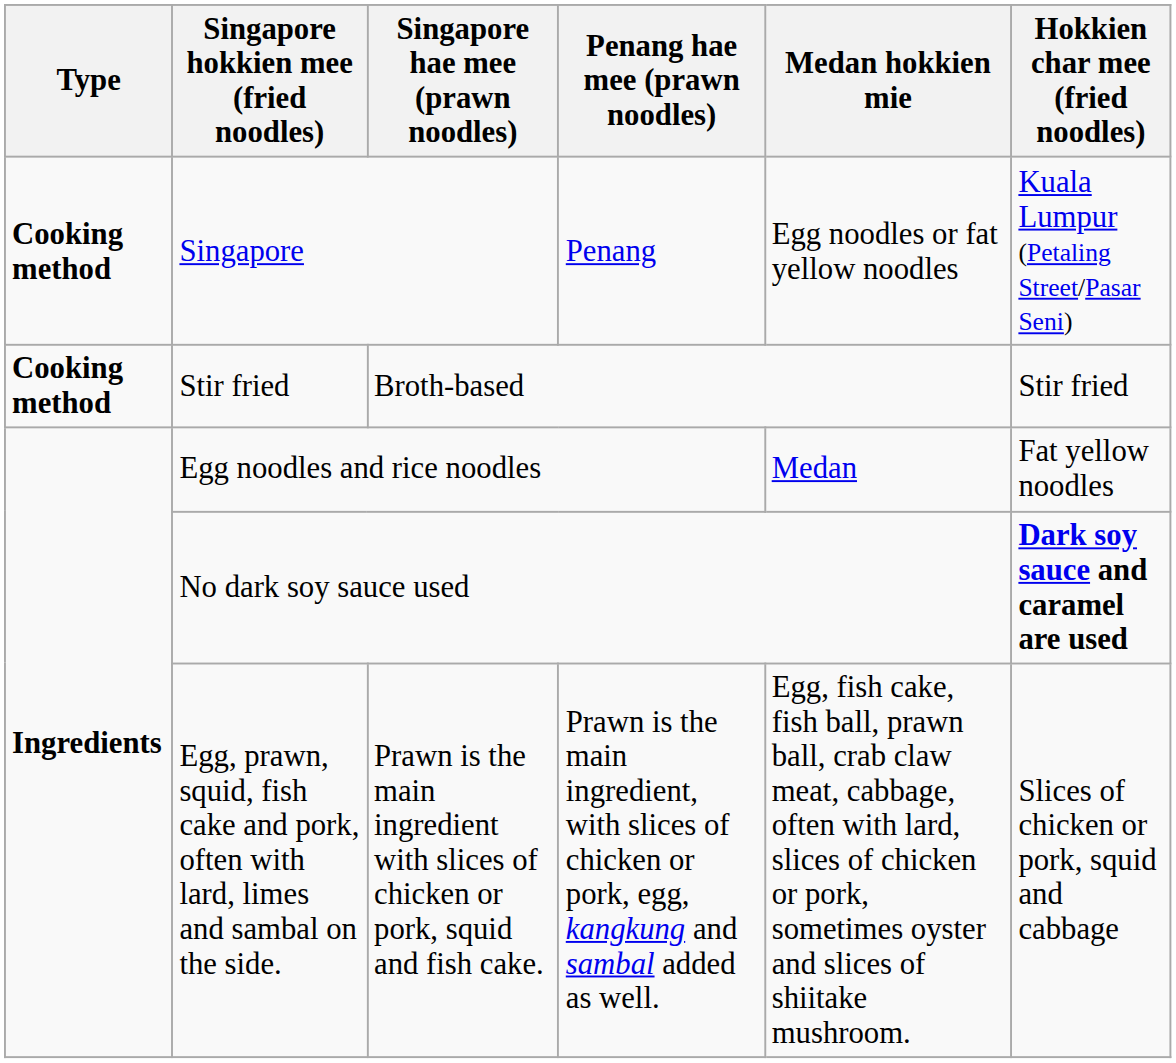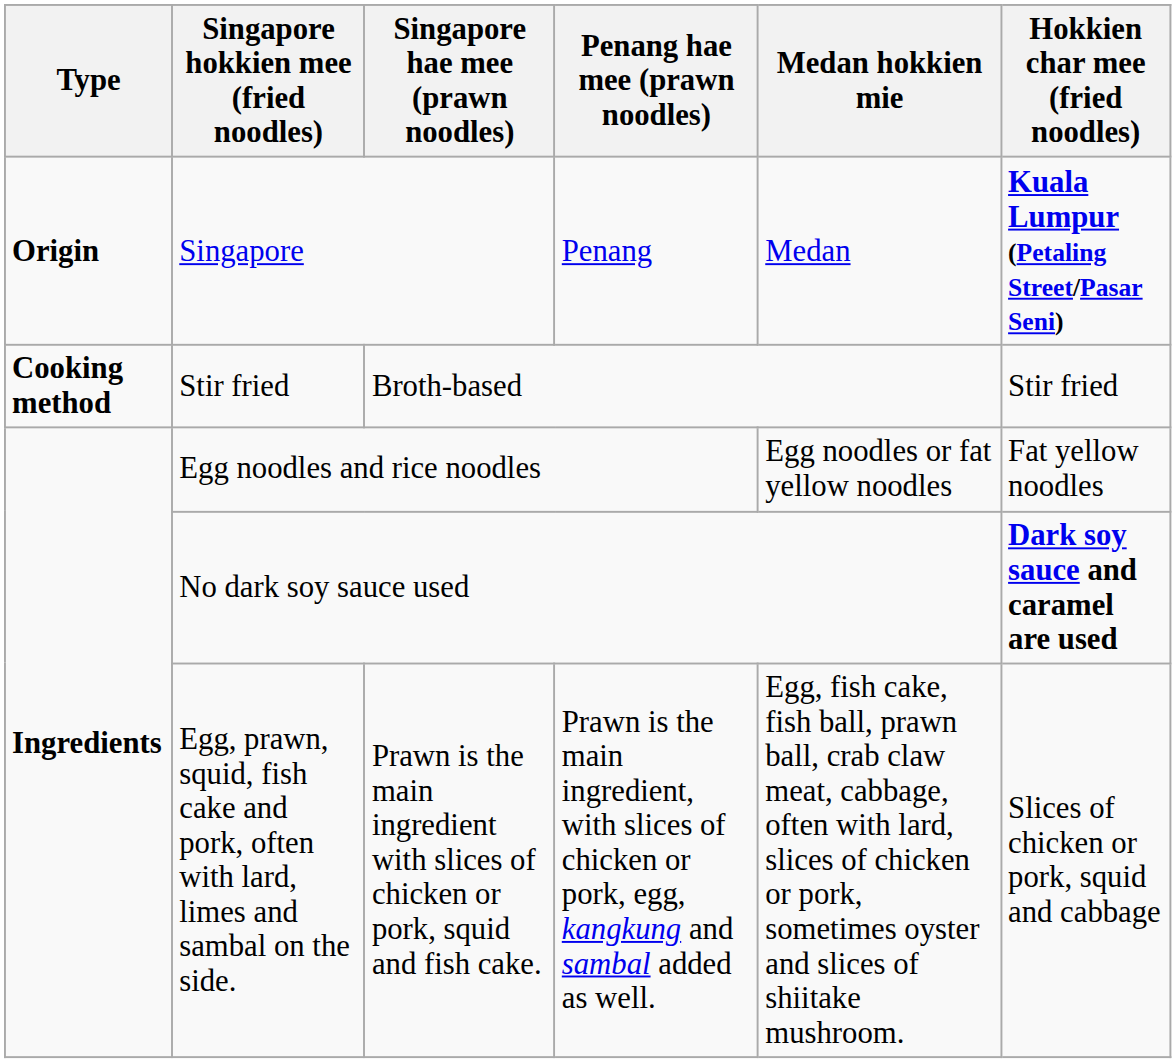(68, 250) Cooking method -> (56, 250) Origin
(885, 250) Egg noodles or fat yellow noodles -> (808, 250) Medan
(1080, 250) normal -> (1075, 250) bold
(814, 468) Medan -> (878, 468) Egg noodles or fat yellow noodles
